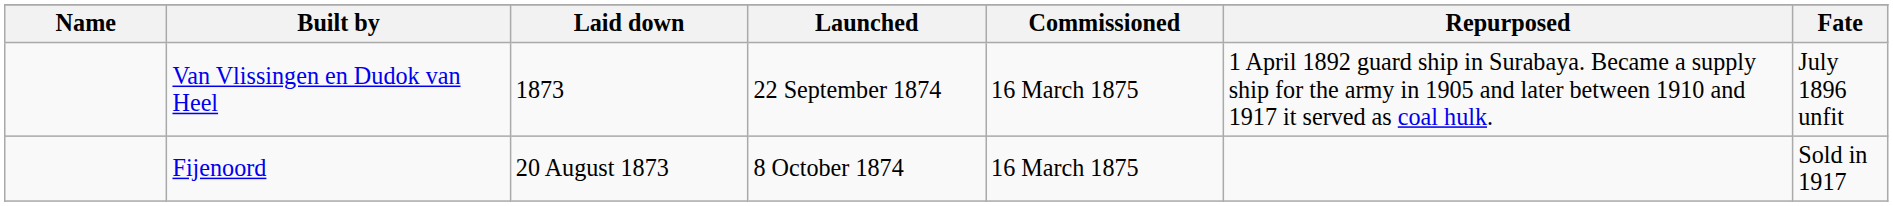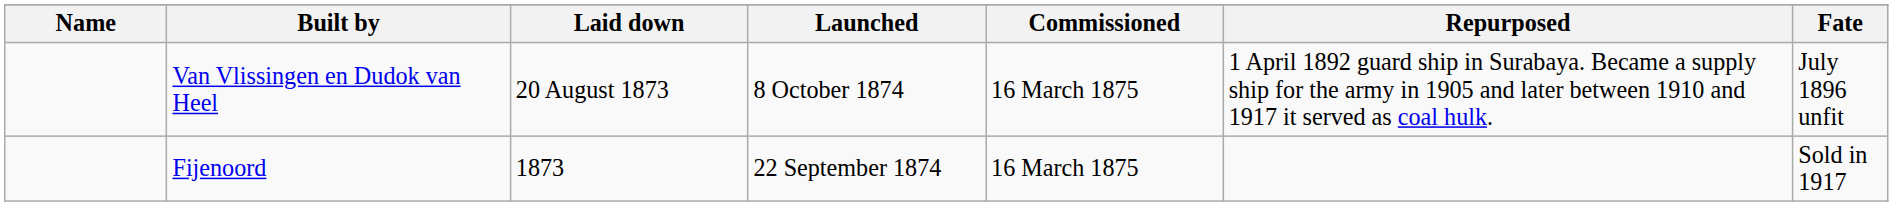(540, 89) 1873 -> (592, 89) 20 August 1873
(847, 89) 22 September 1874 -> (829, 89) 8 October 1874
(592, 168) 20 August 1873 -> (540, 168) 1873
(829, 168) 8 October 1874 -> (847, 168) 22 September 1874
